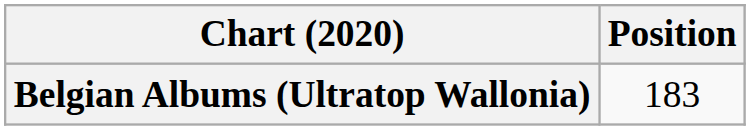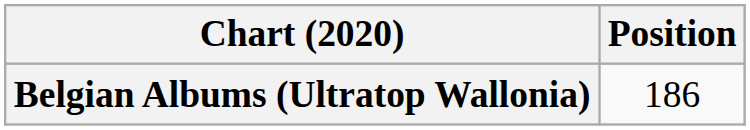(672, 93) 183 -> (672, 93) 186
